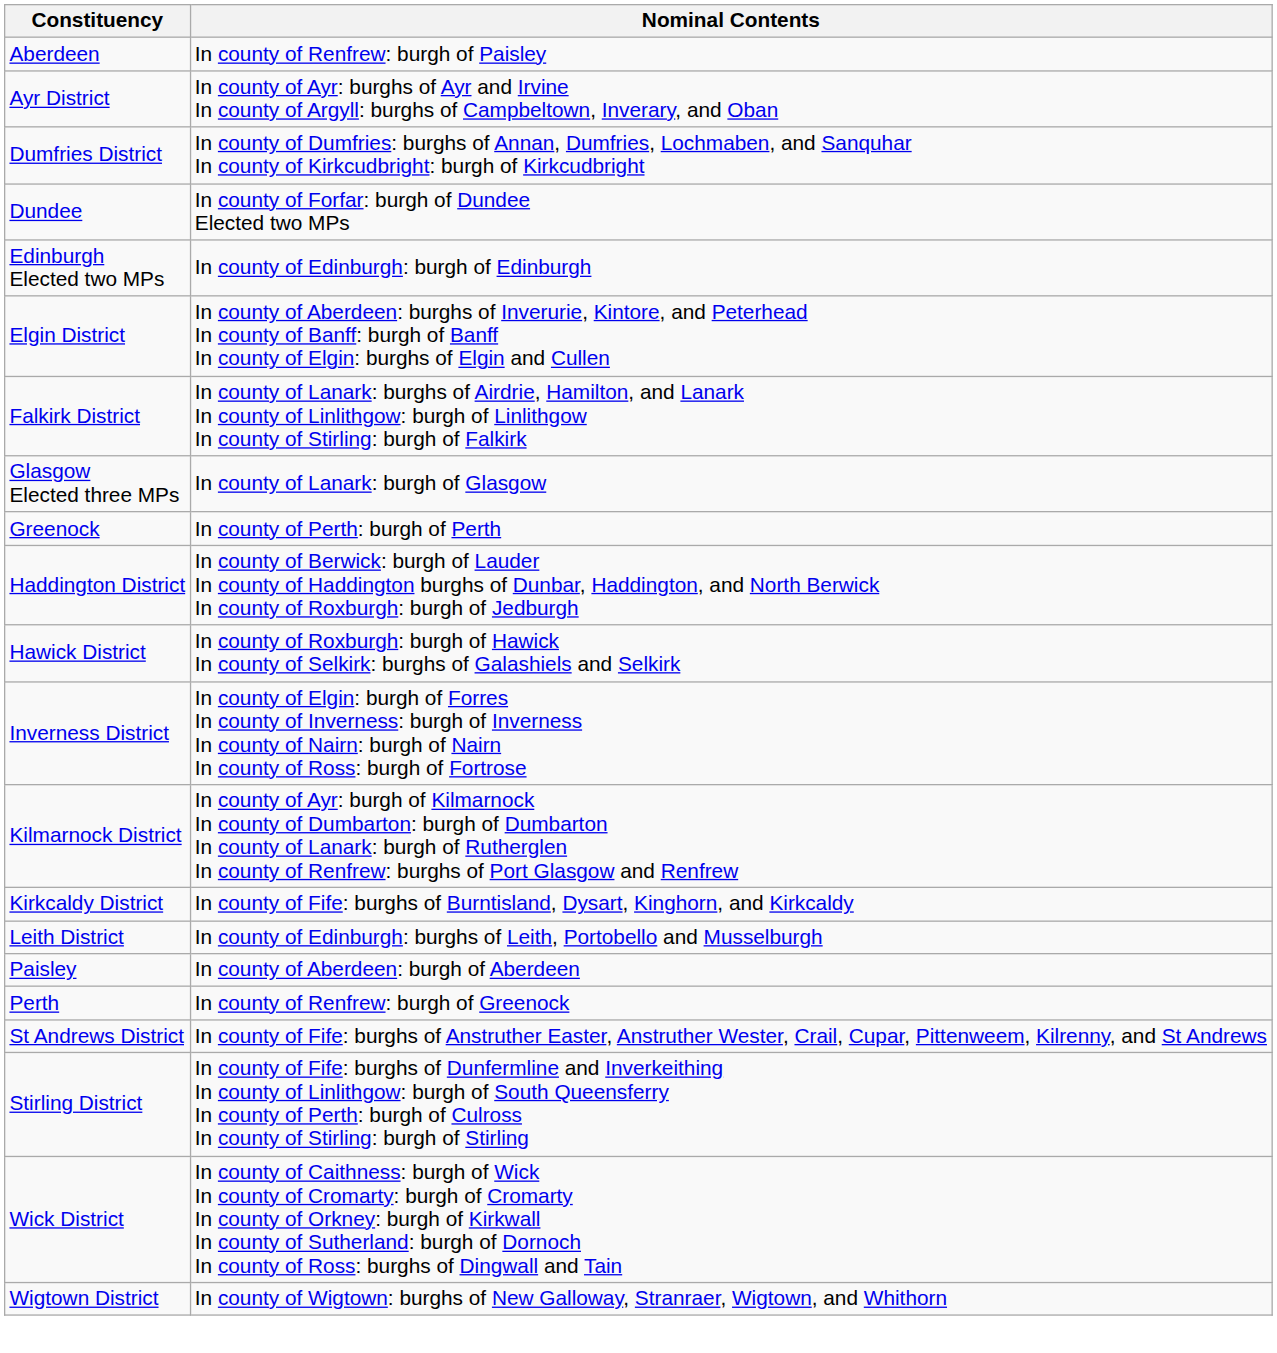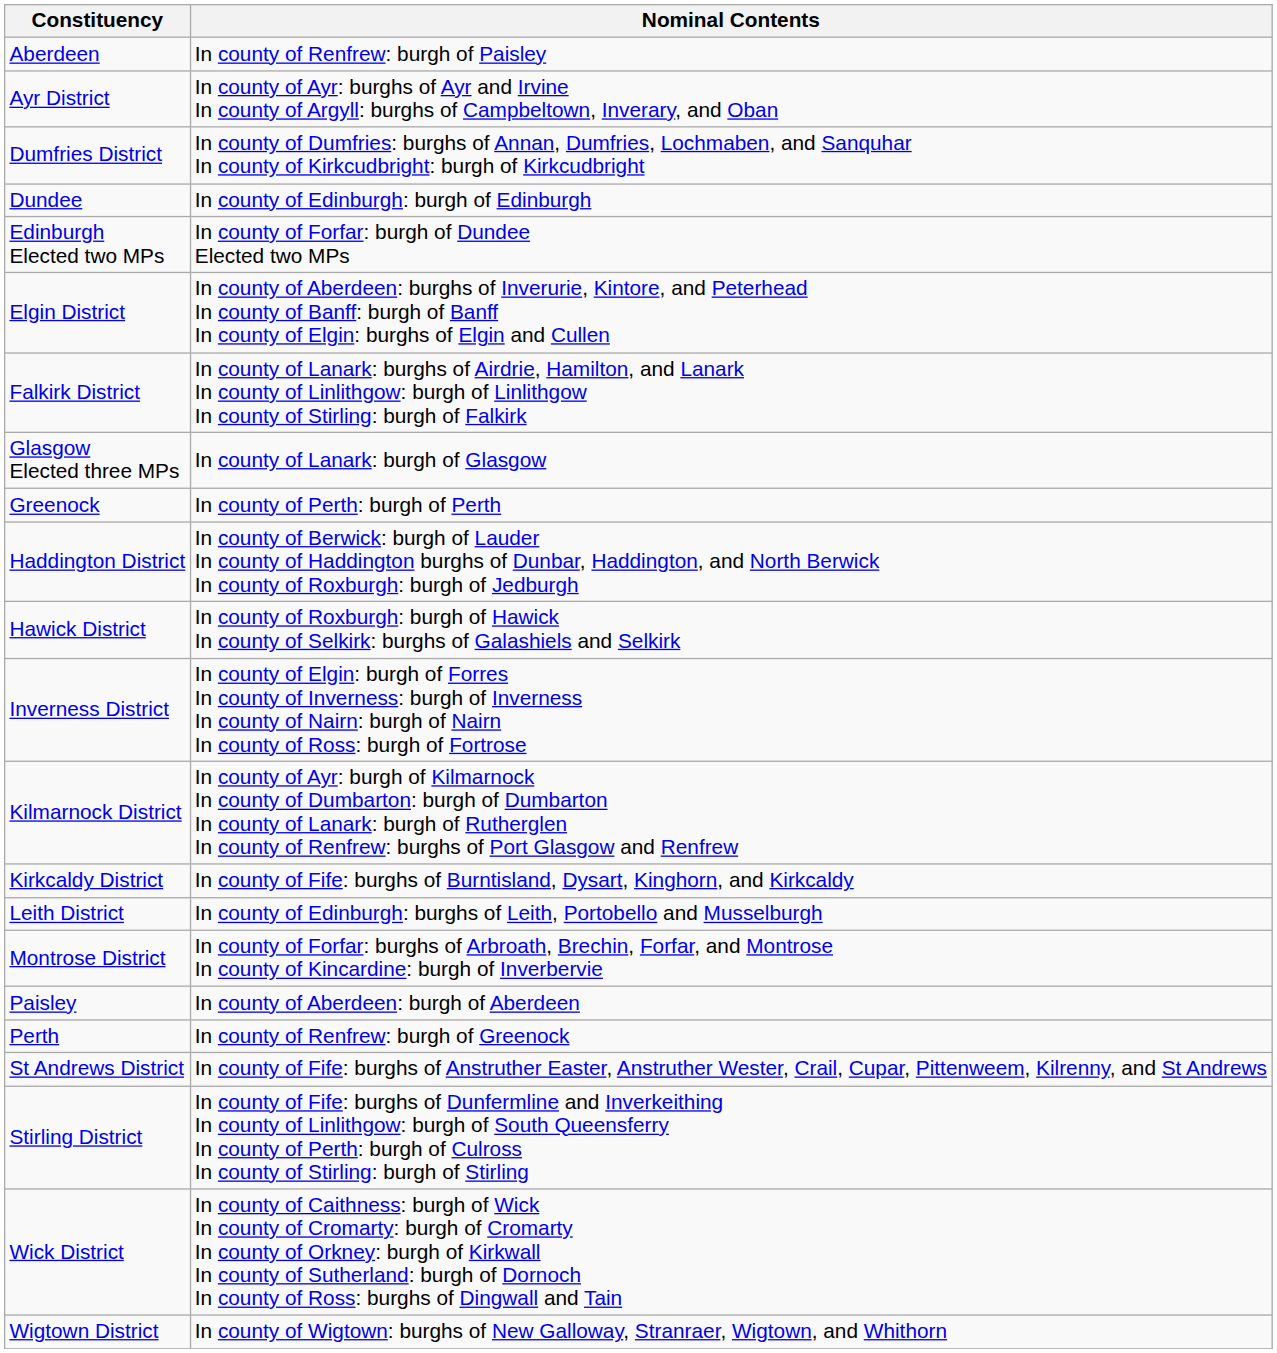(362, 211) In county of Forfar: burgh of Dundee Elected two MPs -> (393, 199) In county of Edinburgh: burgh of Edinburgh
(393, 267) In county of Edinburgh: burgh of Edinburgh -> (362, 244) In county of Forfar: burgh of Dundee Elected two MPs
+ row: (87, 958)
